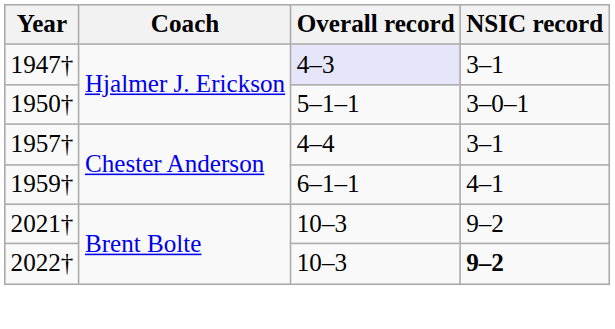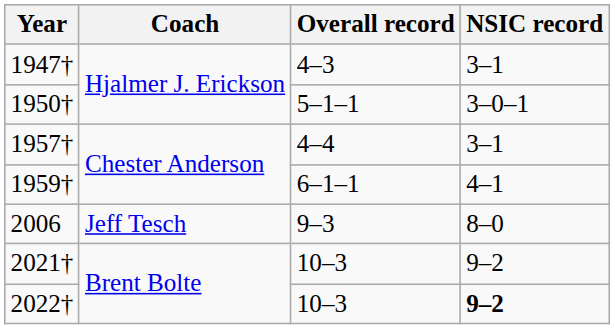(316, 64) lavender background -> (316, 64) no background
+ row: (36, 223)
